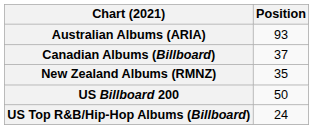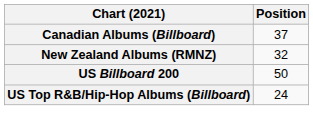- row: (129, 34)
(281, 74) 35 -> (281, 54) 32
